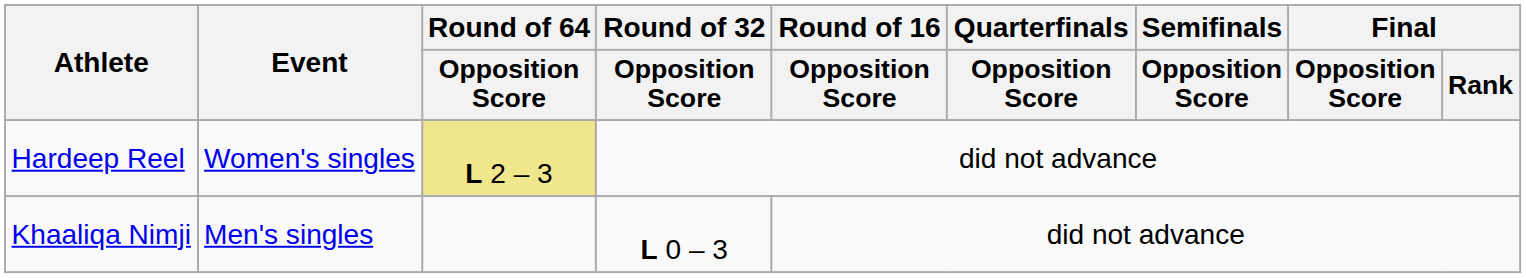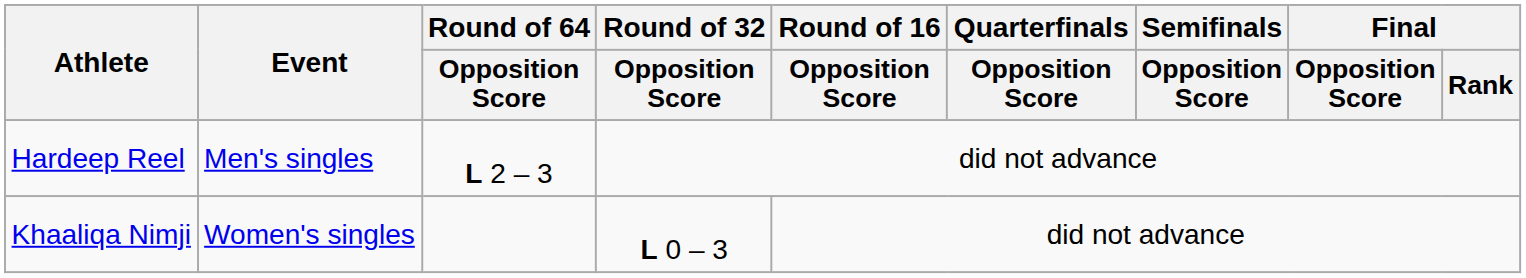(309, 159) Women's singles -> (289, 159) Men's singles
(509, 174) khaki background -> (509, 174) no background
(289, 234) Men's singles -> (309, 234) Women's singles
